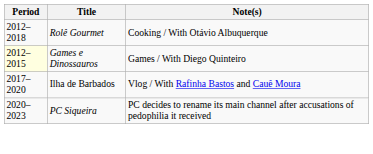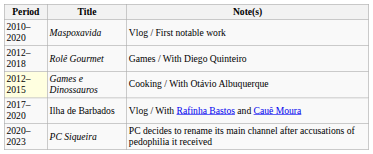+ row: (75, 32)
(198, 32) Cooking / With Otávio Albuquerque -> (188, 58) Games / With Diego Quinteiro
(187, 58) Games / With Diego Quinteiro -> (199, 84) Cooking / With Otávio Albuquerque
